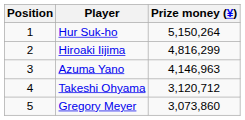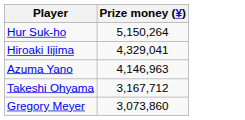- column: (30, 13)
(194, 50) 4,816,299 -> (143, 50) 4,329,041
(194, 87) 3,120,712 -> (143, 87) 3,167,712
